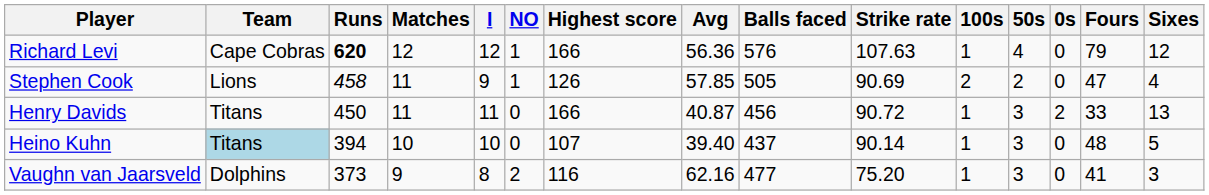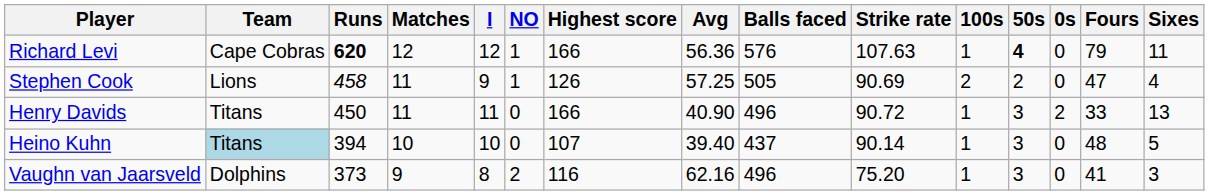(1018, 50) normal -> (1018, 50) bold
(1159, 50) 12 -> (1158, 50) 11
(710, 81) 57.85 -> (710, 81) 57.25
(710, 112) 40.87 -> (710, 112) 40.90
(760, 112) 456 -> (760, 112) 496
(760, 174) 477 -> (760, 174) 496
